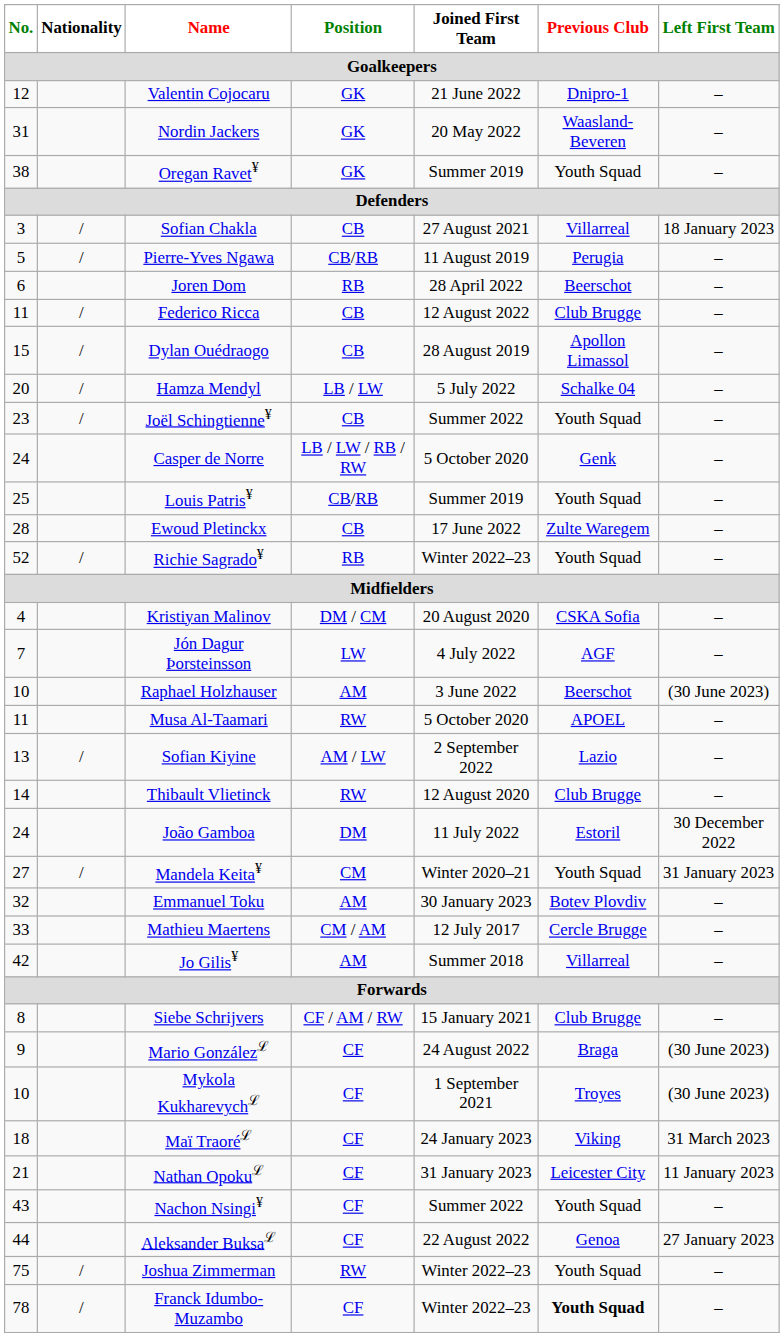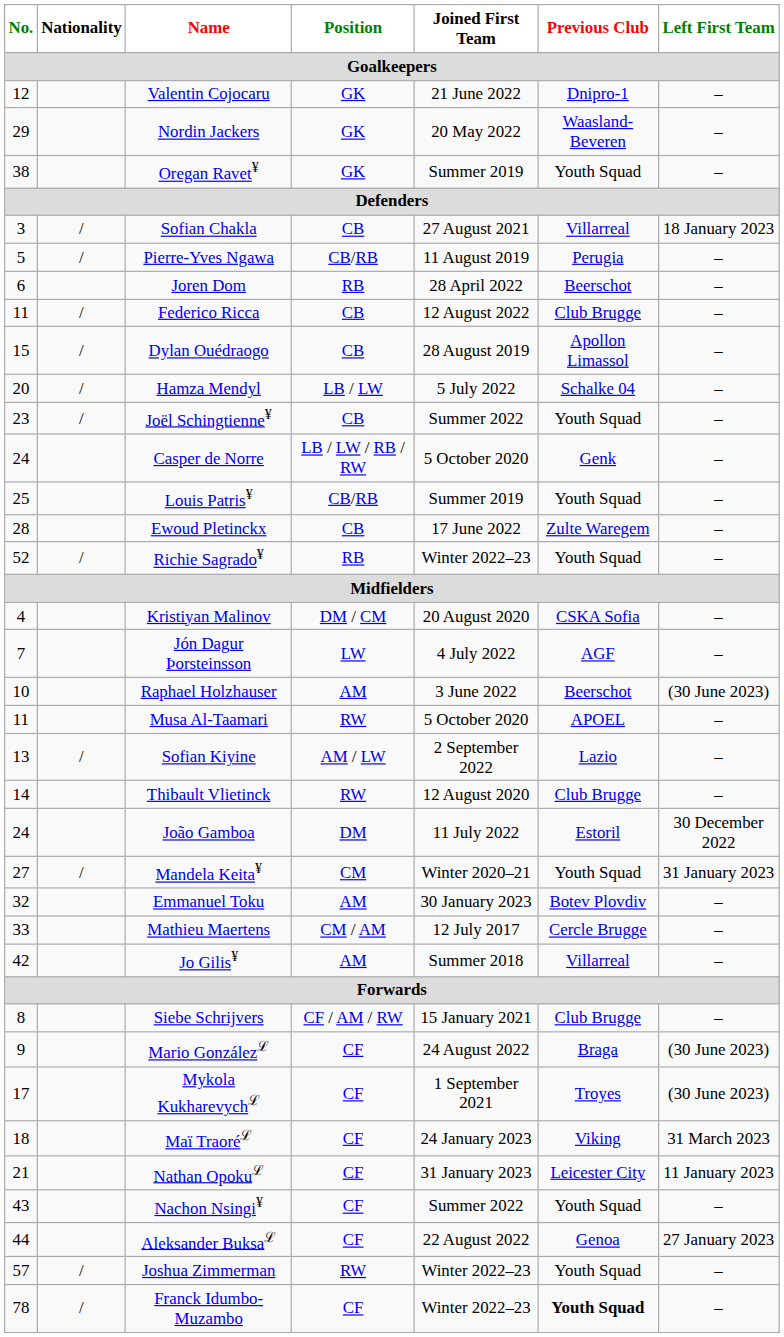(21, 131) 31 -> (21, 131) 29
(21, 1093) 10 -> (21, 1093) 17
(21, 1271) 75 -> (21, 1271) 57
